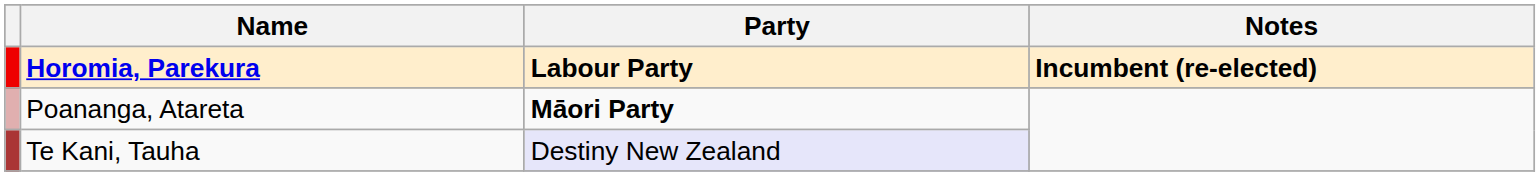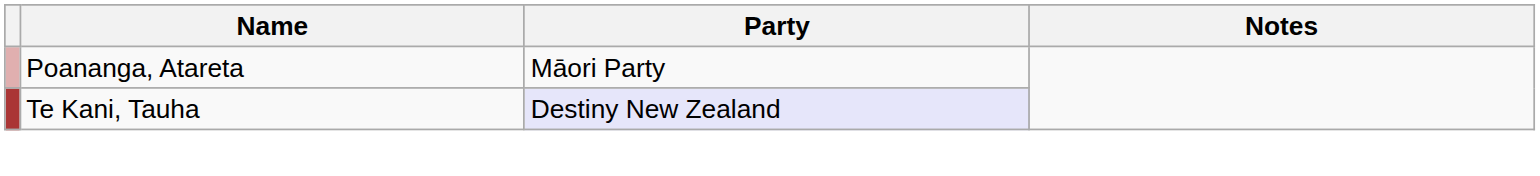- row: (143, 67)
(602, 109) bold -> (598, 67) normal
